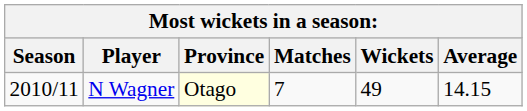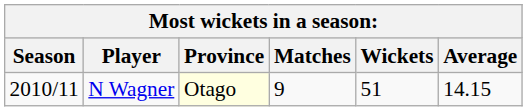(279, 88) 7 -> (279, 88) 9
(371, 88) 49 -> (371, 88) 51
